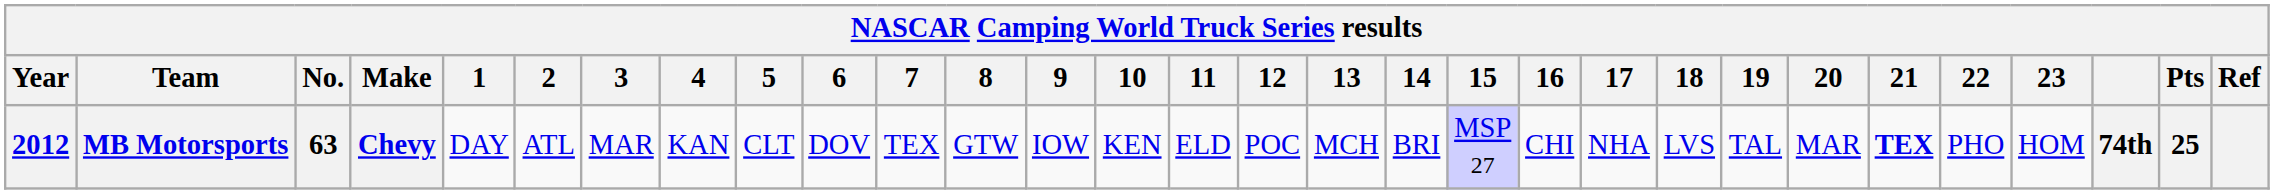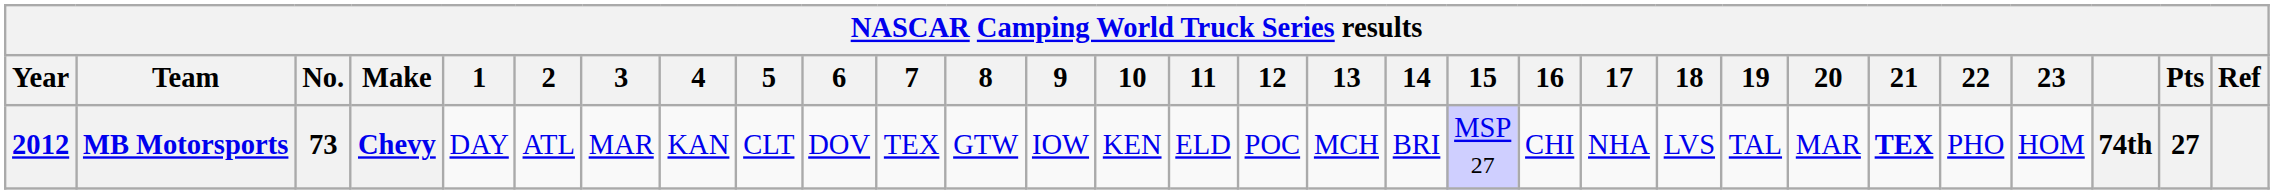(323, 145) 63 -> (323, 145) 73
(2185, 145) 25 -> (2185, 145) 27
